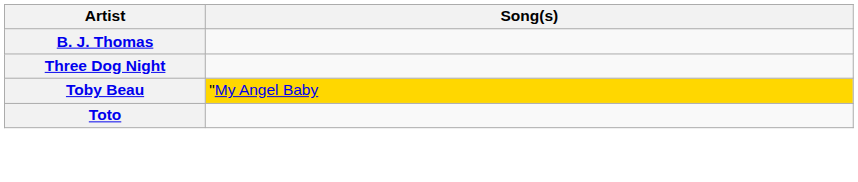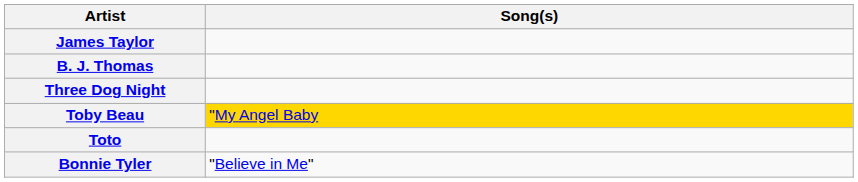+ row: (105, 41)
+ row: (105, 164)
